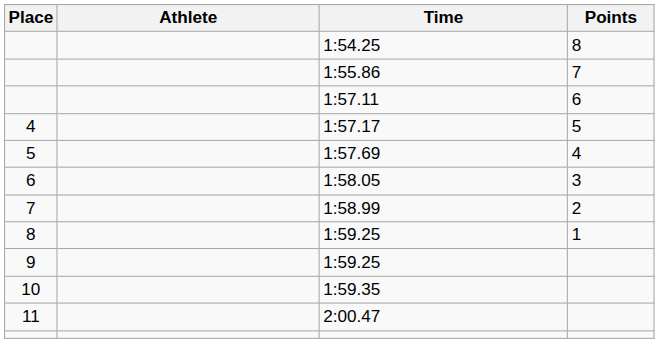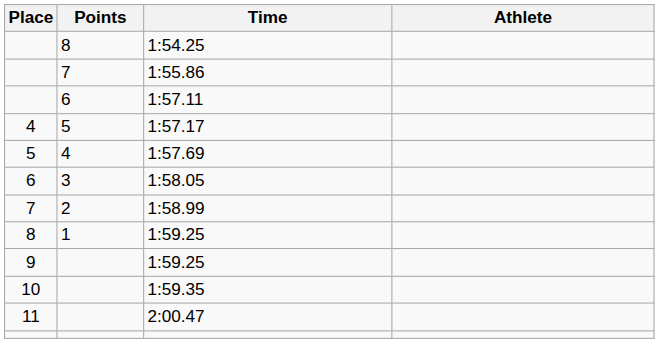columns swapped: (188, 18) <-> (611, 18)
